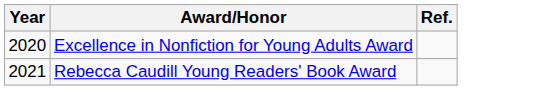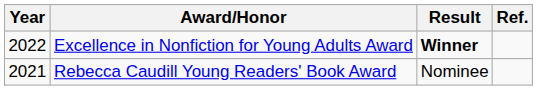+ column: (455, 17)
(27, 44) 2020 -> (27, 44) 2022
